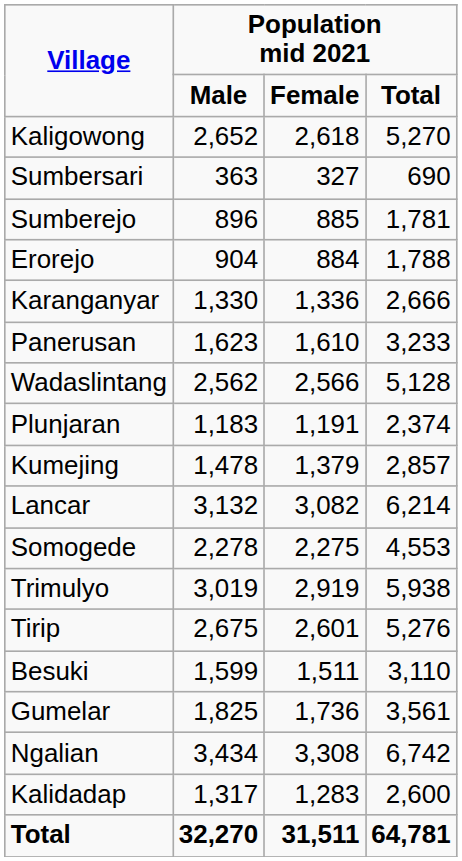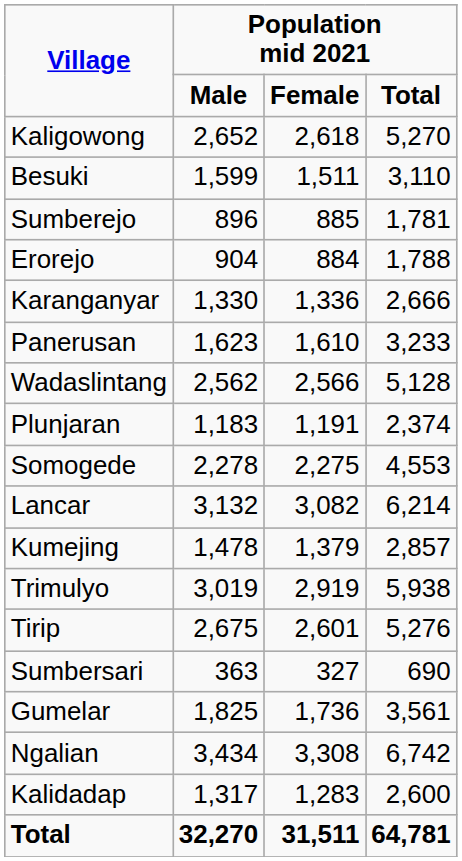rows swapped: (77, 177) <-> (50, 670)
rows swapped: (65, 465) <-> (73, 547)
